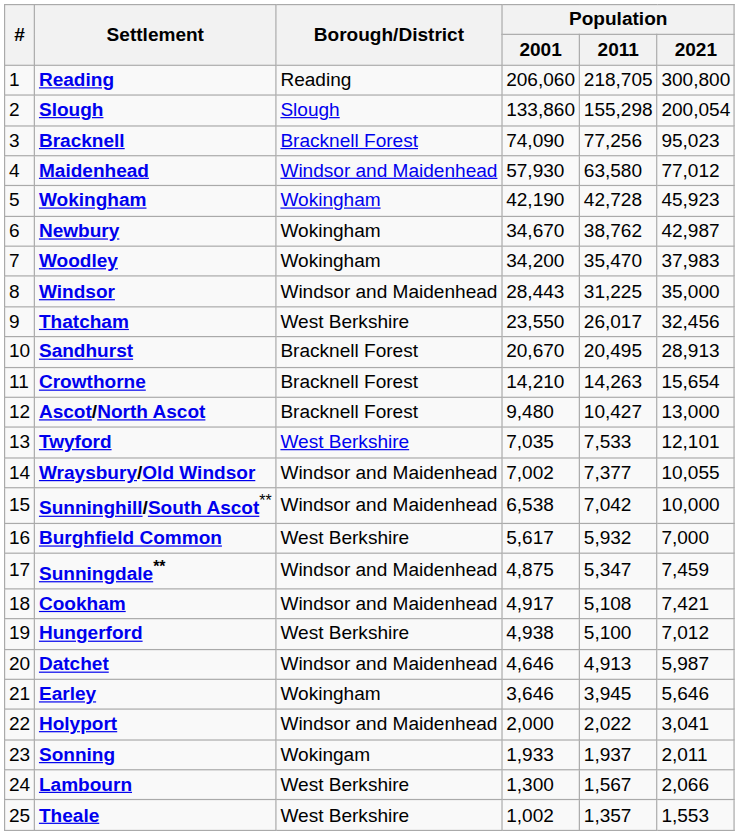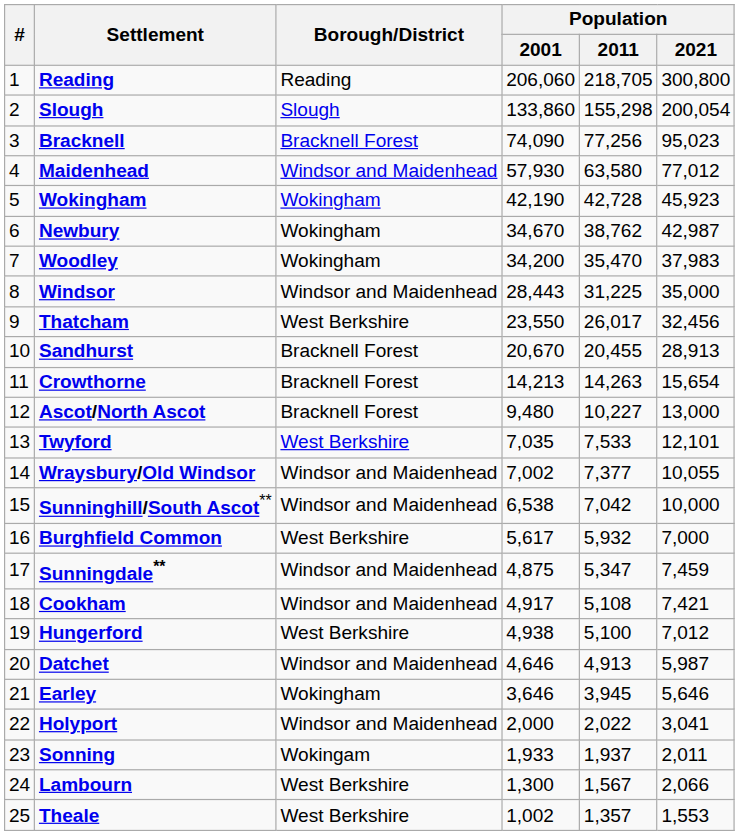(613, 351) 20,495 -> (613, 351) 20,455
(535, 381) 14,210 -> (535, 381) 14,213
(613, 412) 10,427 -> (613, 412) 10,227
